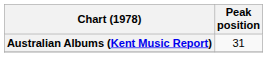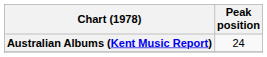(239, 43) 31 -> (239, 43) 24
